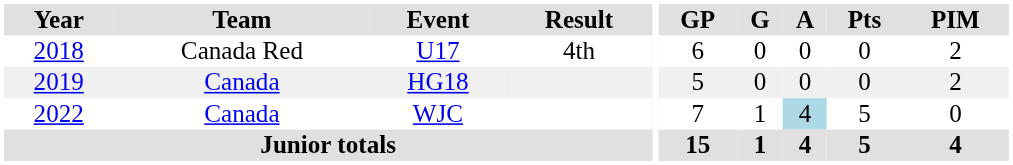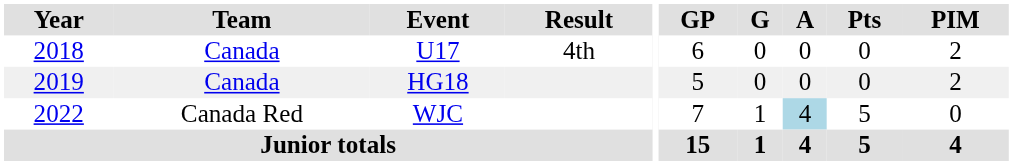(242, 50) Canada Red -> (242, 50) Canada
(242, 113) Canada -> (242, 113) Canada Red
